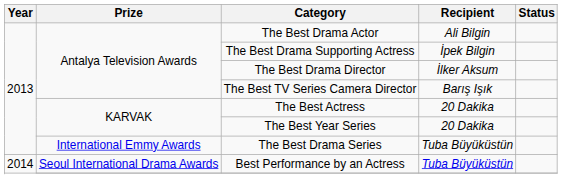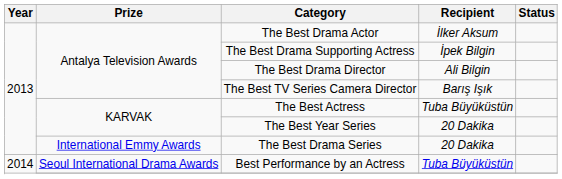(467, 32) Ali Bilgin -> (467, 32) İlker Aksum
(467, 70) İlker Aksum -> (467, 70) Ali Bilgin
(467, 107) 20 Dakika -> (467, 107) Tuba Büyüküstün
(467, 145) Tuba Büyüküstün -> (467, 145) 20 Dakika
